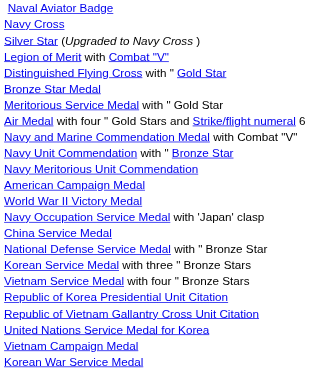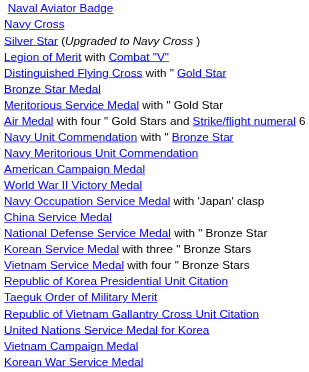- row: (151, 137)
+ row: (81, 297)
